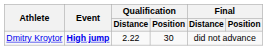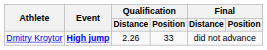(131, 39) 2.22 -> (131, 39) 2.26
(169, 39) 30 -> (169, 39) 33
